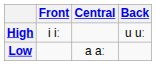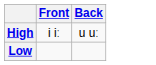- column: (95, 13)
